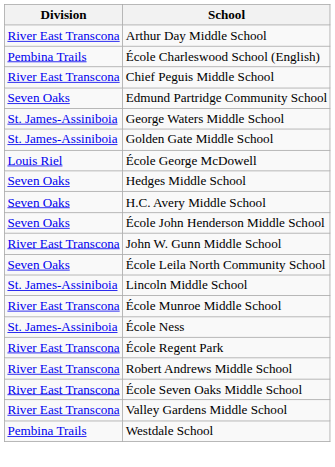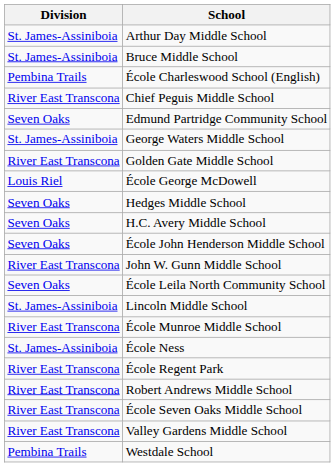(64, 35) River East Transcona -> (62, 35) St. James-Assiniboia
+ row: (182, 56)
(62, 139) St. James-Assiniboia -> (64, 160) River East Transcona
